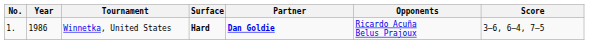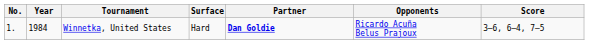(38, 28) 1986 -> (38, 28) 1984
(200, 28) bold -> (200, 28) normal
